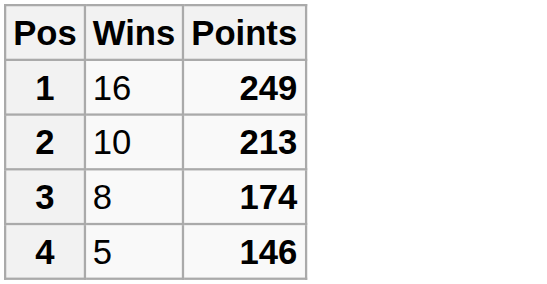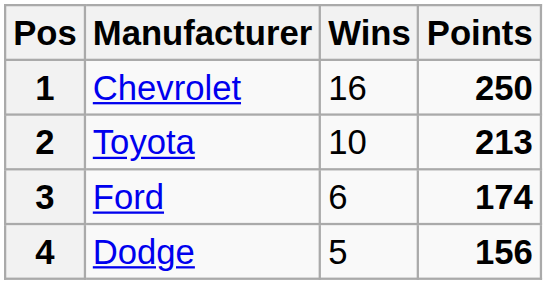+ column: (203, 33)
(268, 88) 249 -> (504, 88) 250
(102, 197) 8 -> (338, 197) 6
(268, 252) 146 -> (504, 252) 156
